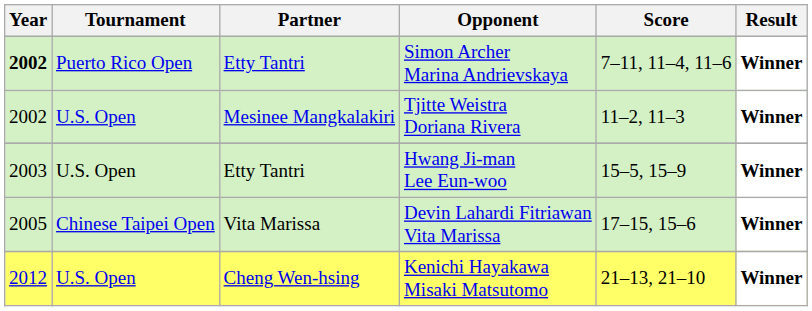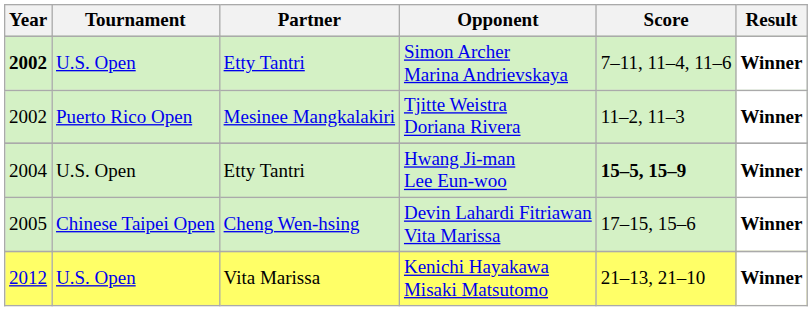(124, 63) Puerto Rico Open -> (96, 63) U.S. Open
(96, 116) U.S. Open -> (124, 116) Puerto Rico Open
(28, 170) 2003 -> (28, 170) 2004
(643, 170) normal -> (643, 170) bold
(272, 224) Vita Marissa -> (292, 224) Cheng Wen-hsing
(292, 278) Cheng Wen-hsing -> (272, 278) Vita Marissa
